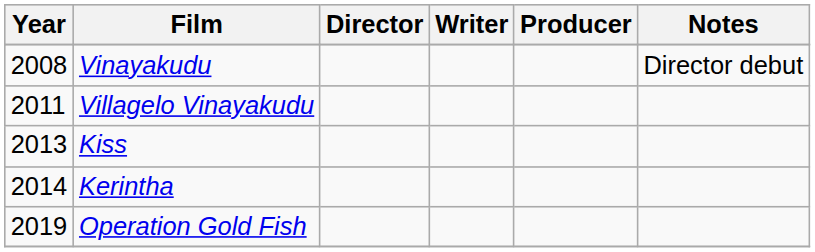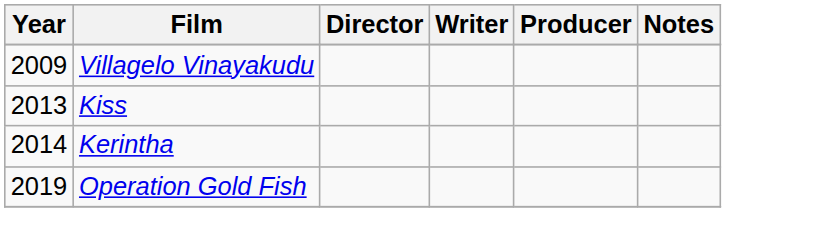- row: (145, 65)
(38, 105) 2011 -> (39, 65) 2009
